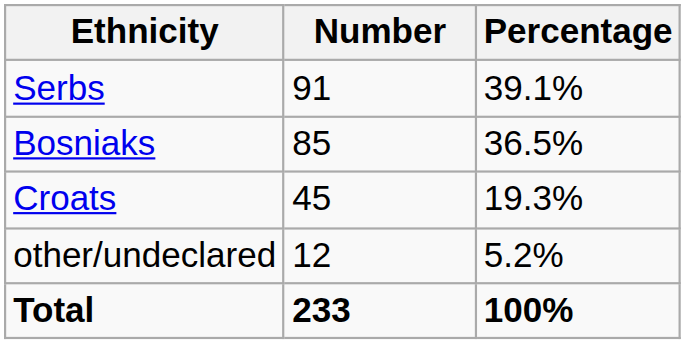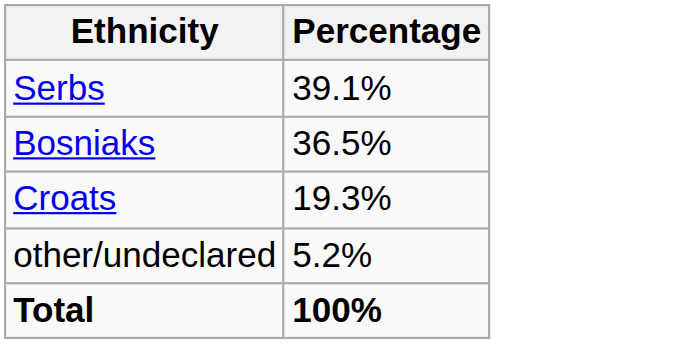- column: (380, 32)
